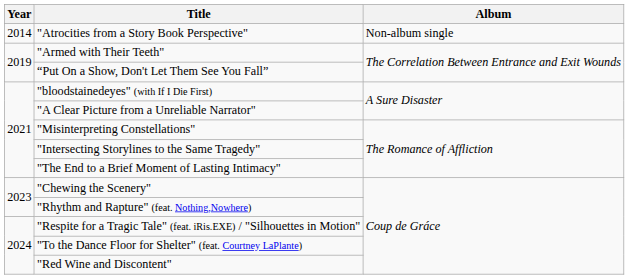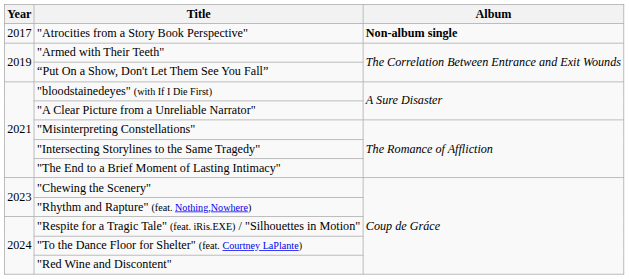(19, 33) 2014 -> (19, 33) 2017
(410, 33) normal -> (412, 33) bold
